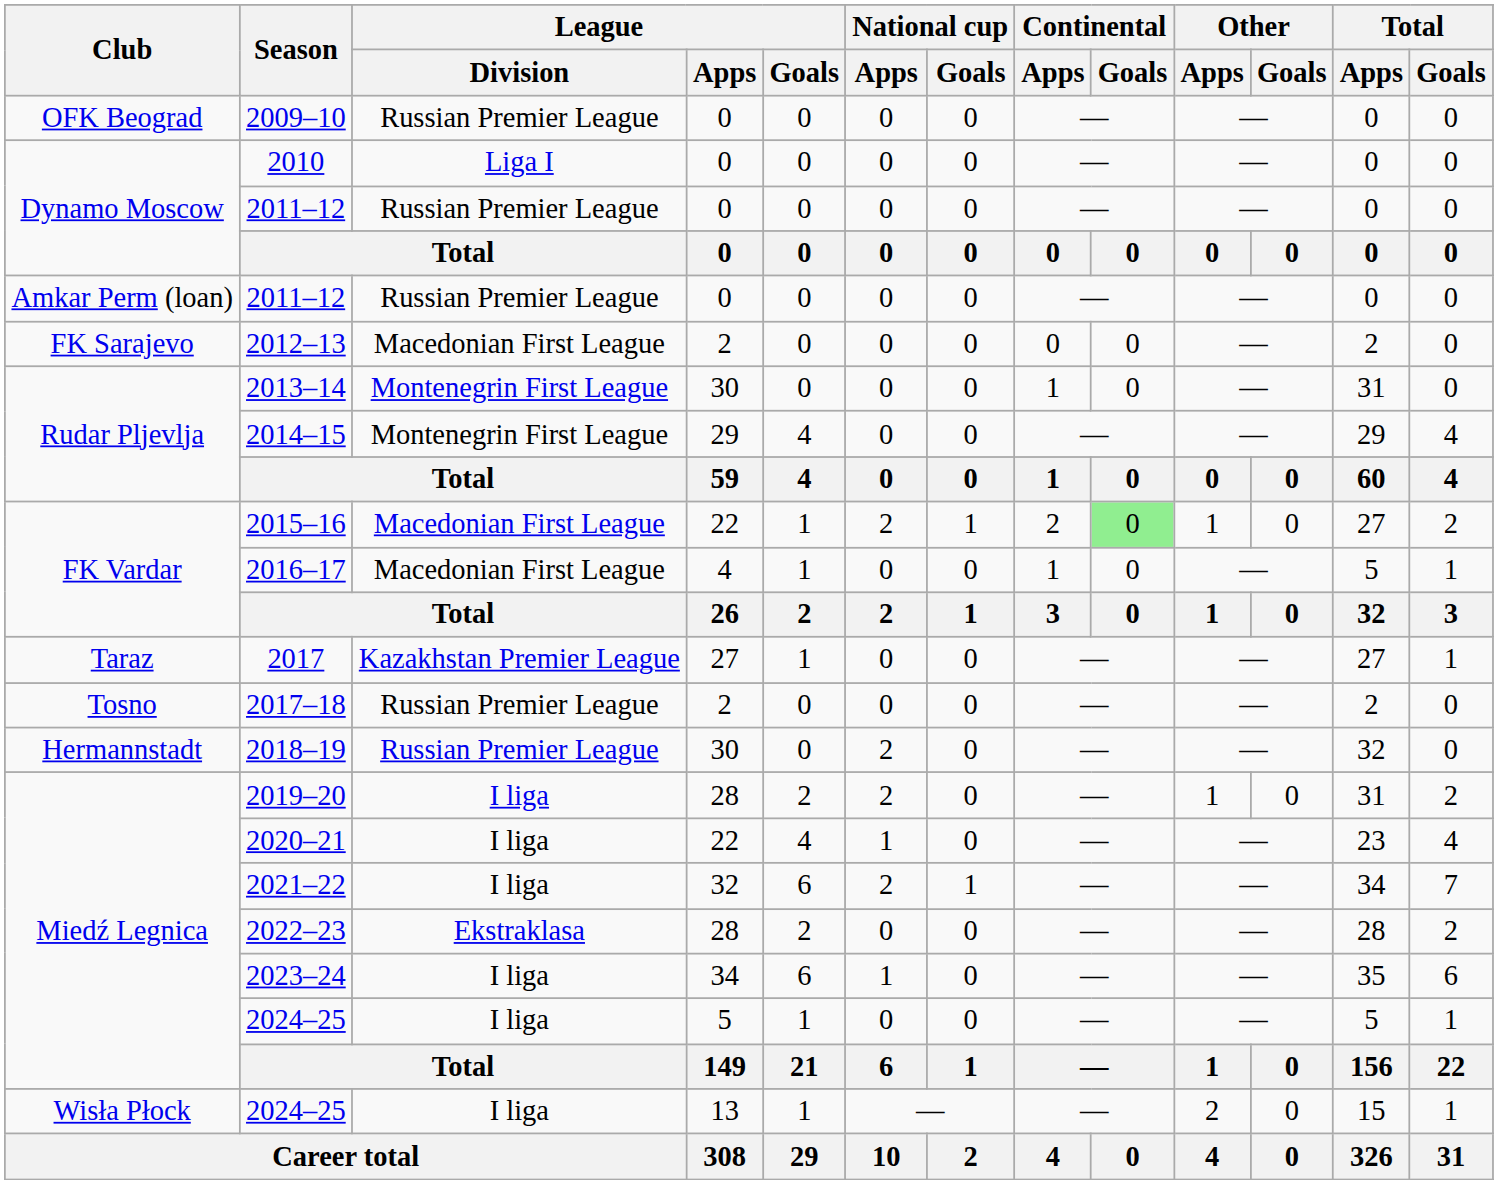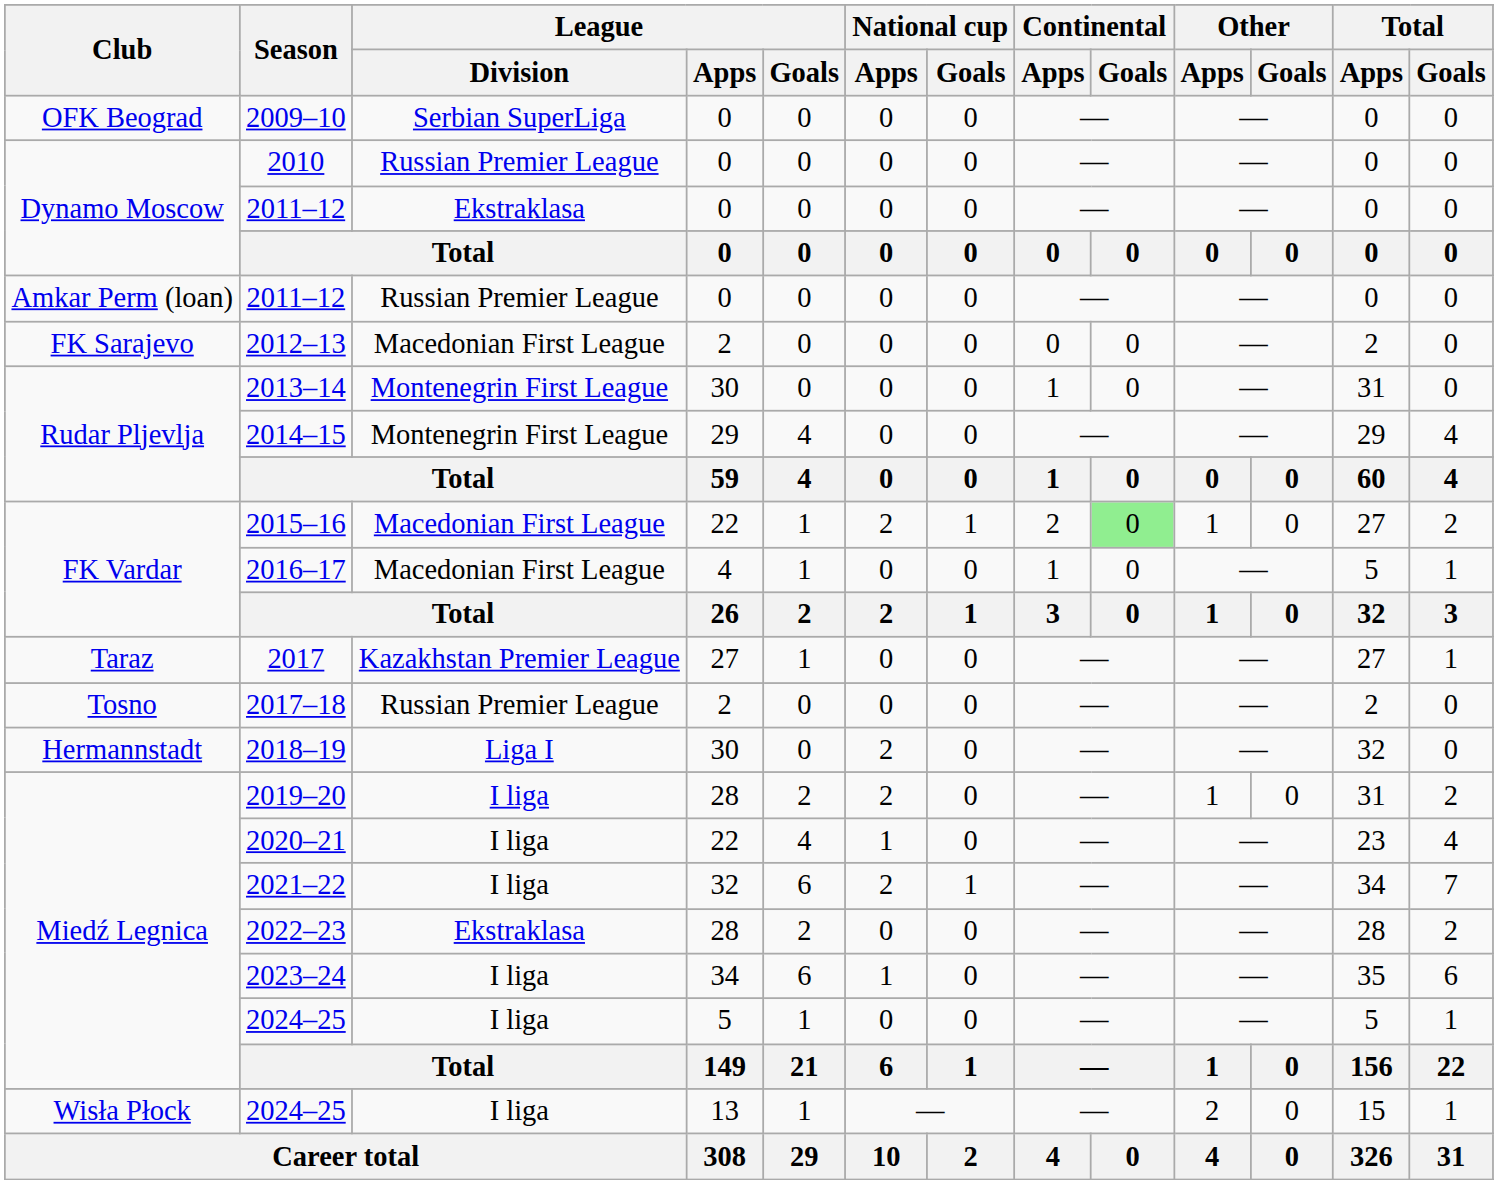(519, 117) Russian Premier League -> (519, 117) Serbian SuperLiga
(519, 162) Liga I -> (519, 162) Russian Premier League
(519, 207) Russian Premier League -> (519, 207) Ekstraklasa
(519, 749) Russian Premier League -> (519, 749) Liga I
